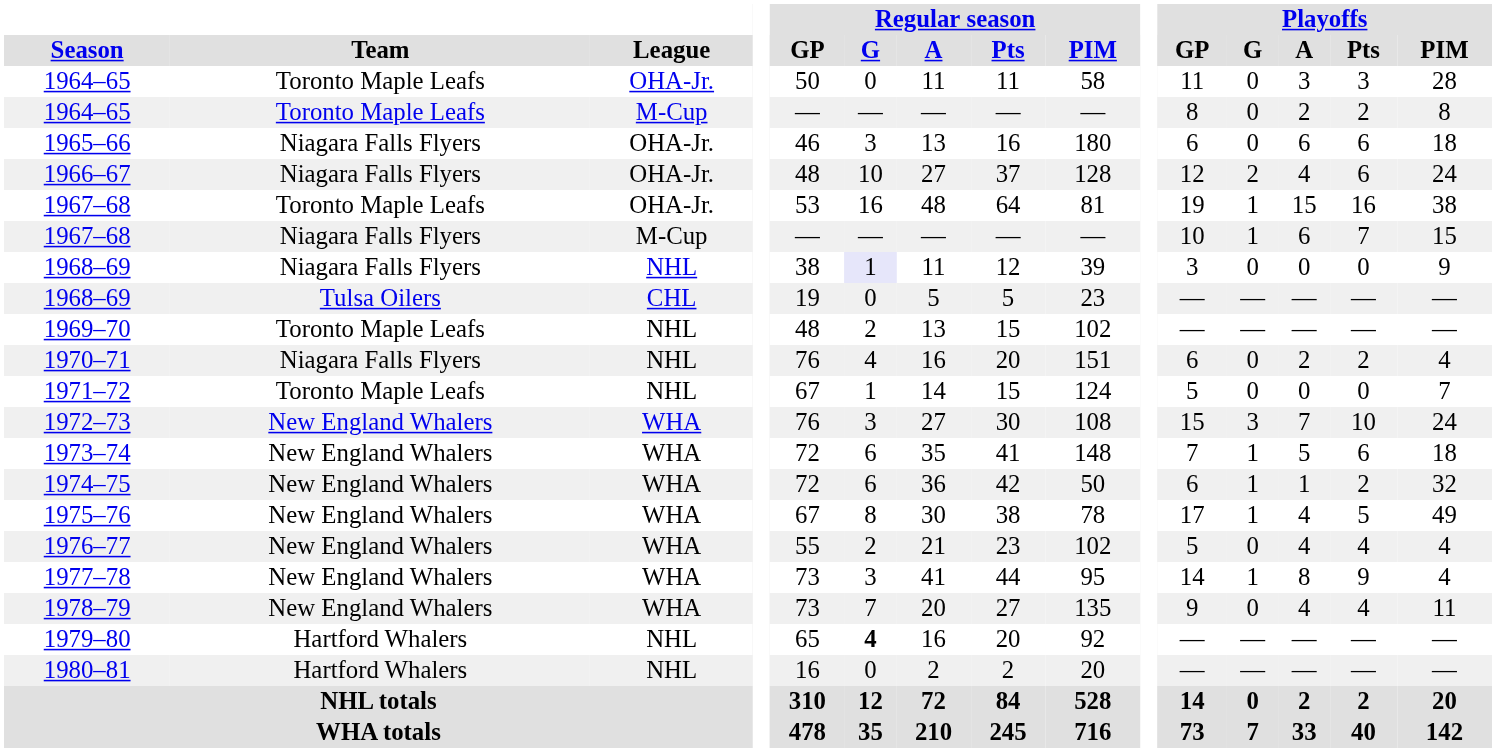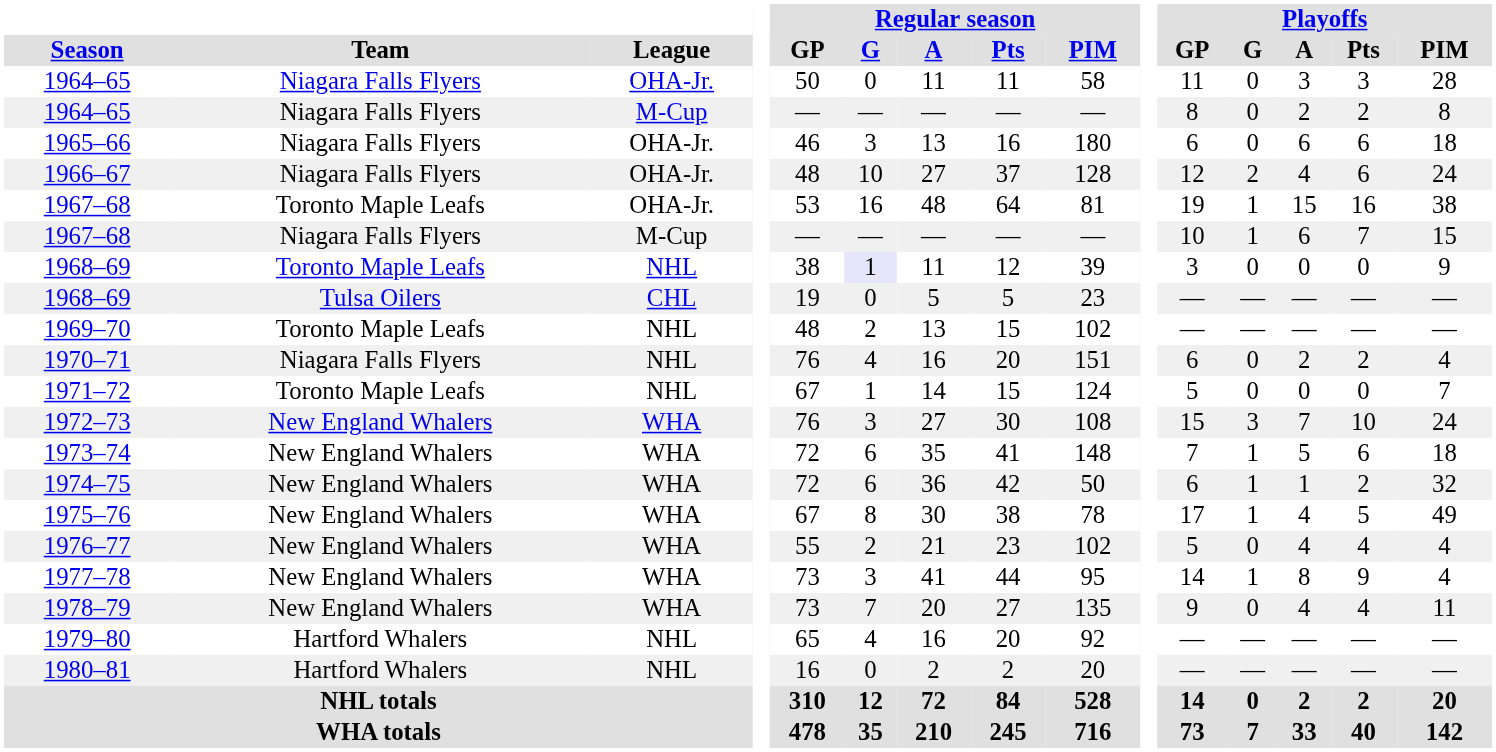(380, 81) Toronto Maple Leafs -> (380, 81) Niagara Falls Flyers
(380, 112) Toronto Maple Leafs -> (380, 112) Niagara Falls Flyers
(380, 267) Niagara Falls Flyers -> (380, 267) Toronto Maple Leafs
(870, 639) bold -> (870, 639) normal
